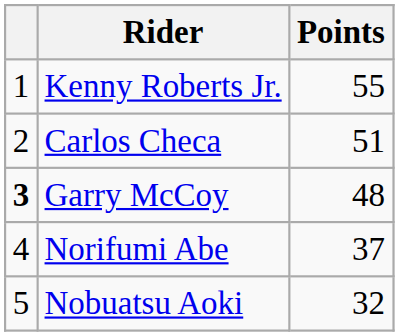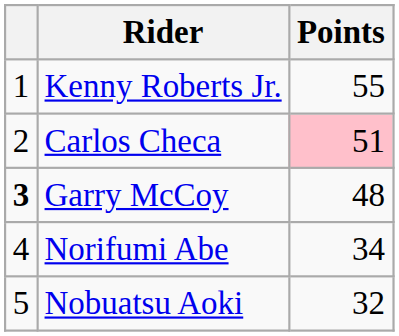(368, 140) no background -> (368, 140) pink background
(368, 249) 37 -> (368, 249) 34
